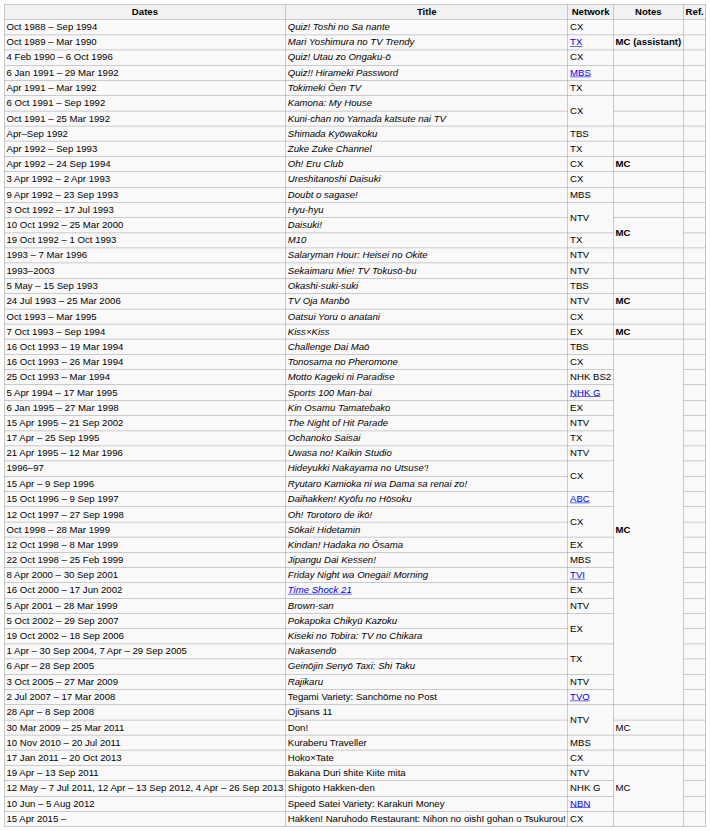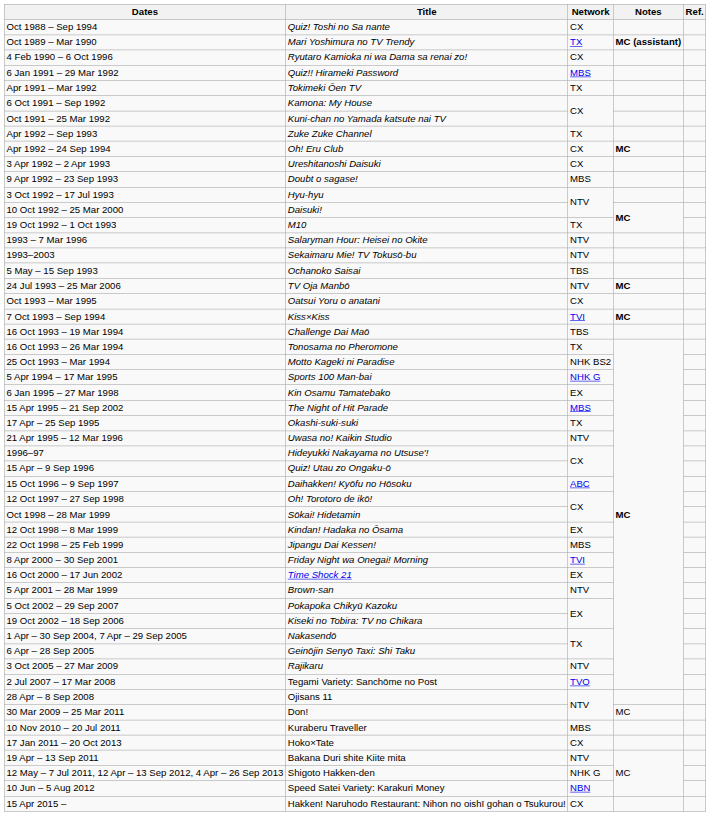(339, 57) Quiz! Utau zo Ongaku-ō -> (377, 57) Ryutaro Kamioka ni wa Dama sa renai zo!
- row: (37, 133)
(323, 286) Okashi-suki-suki -> (324, 270) Ochanoko Saisai
(576, 331) EX -> (578, 316) TVI
(577, 362) CX -> (576, 347) TX
(580, 423) NTV -> (580, 407) MBS
(324, 438) Ochanoko Saisai -> (323, 423) Okashi-suki-suki
(377, 484) Ryutaro Kamioka ni wa Dama sa renai zo! -> (339, 468) Quiz! Utau zo Ongaku-ō
